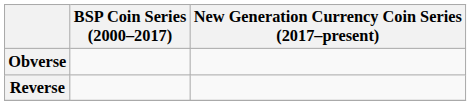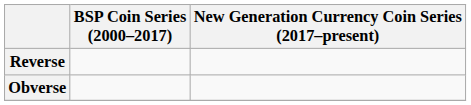rows swapped: (37, 61) <-> (37, 87)
